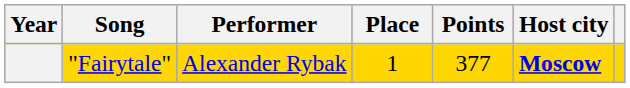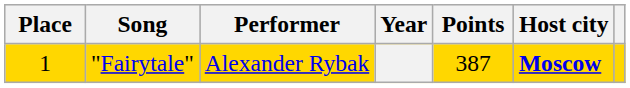columns swapped: (34, 24) <-> (392, 24)
(473, 62) 377 -> (473, 62) 387
